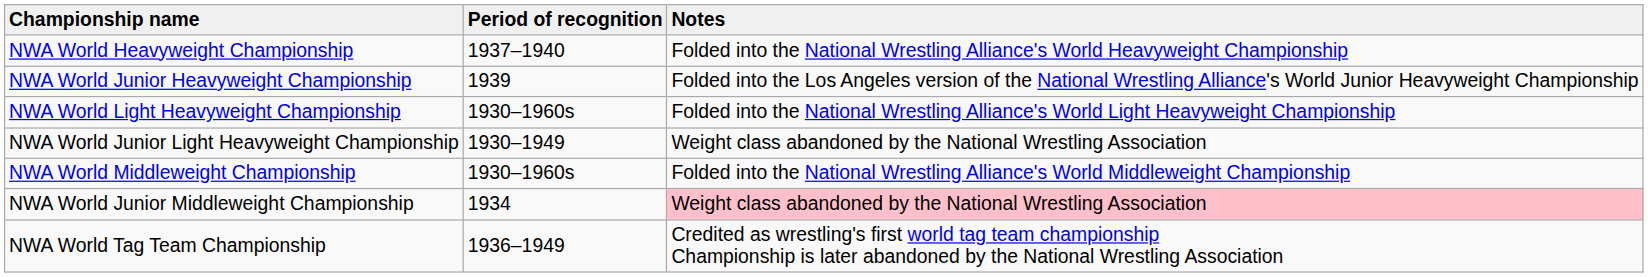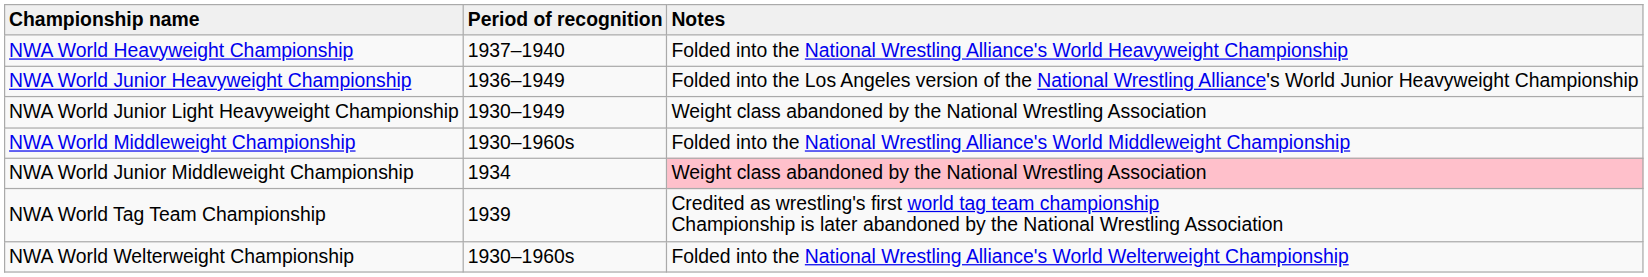(489, 81) 1939 -> (516, 81) 1936–1949
- row: (205, 111)
(516, 245) 1936–1949 -> (489, 214) 1939
+ row: (182, 256)
